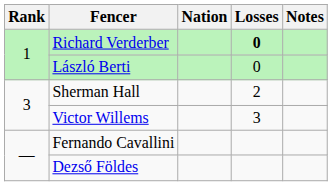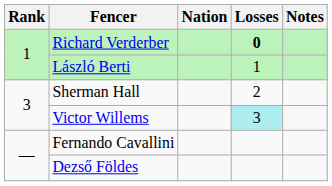(257, 67) 0 -> (257, 67) 1
(257, 117) no background -> (257, 117) paleturquoise background
